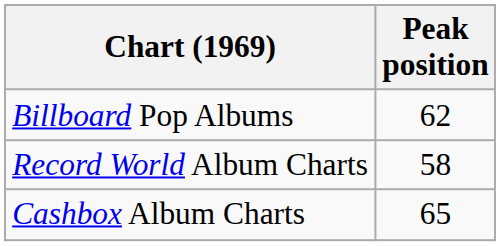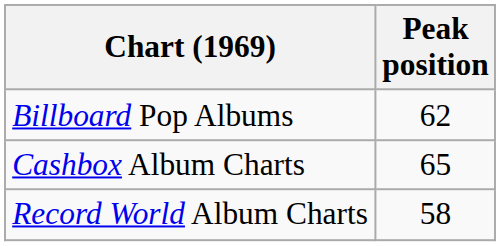rows swapped: (159, 213) <-> (190, 164)
